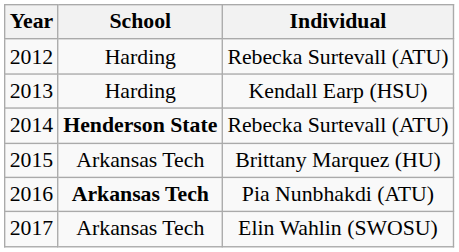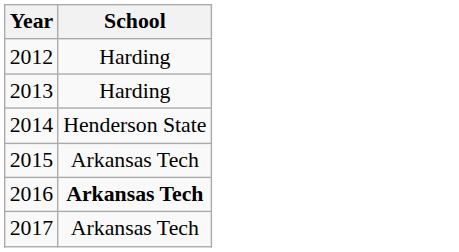- column: (338, 21)
(140, 125) bold -> (135, 125) normal
